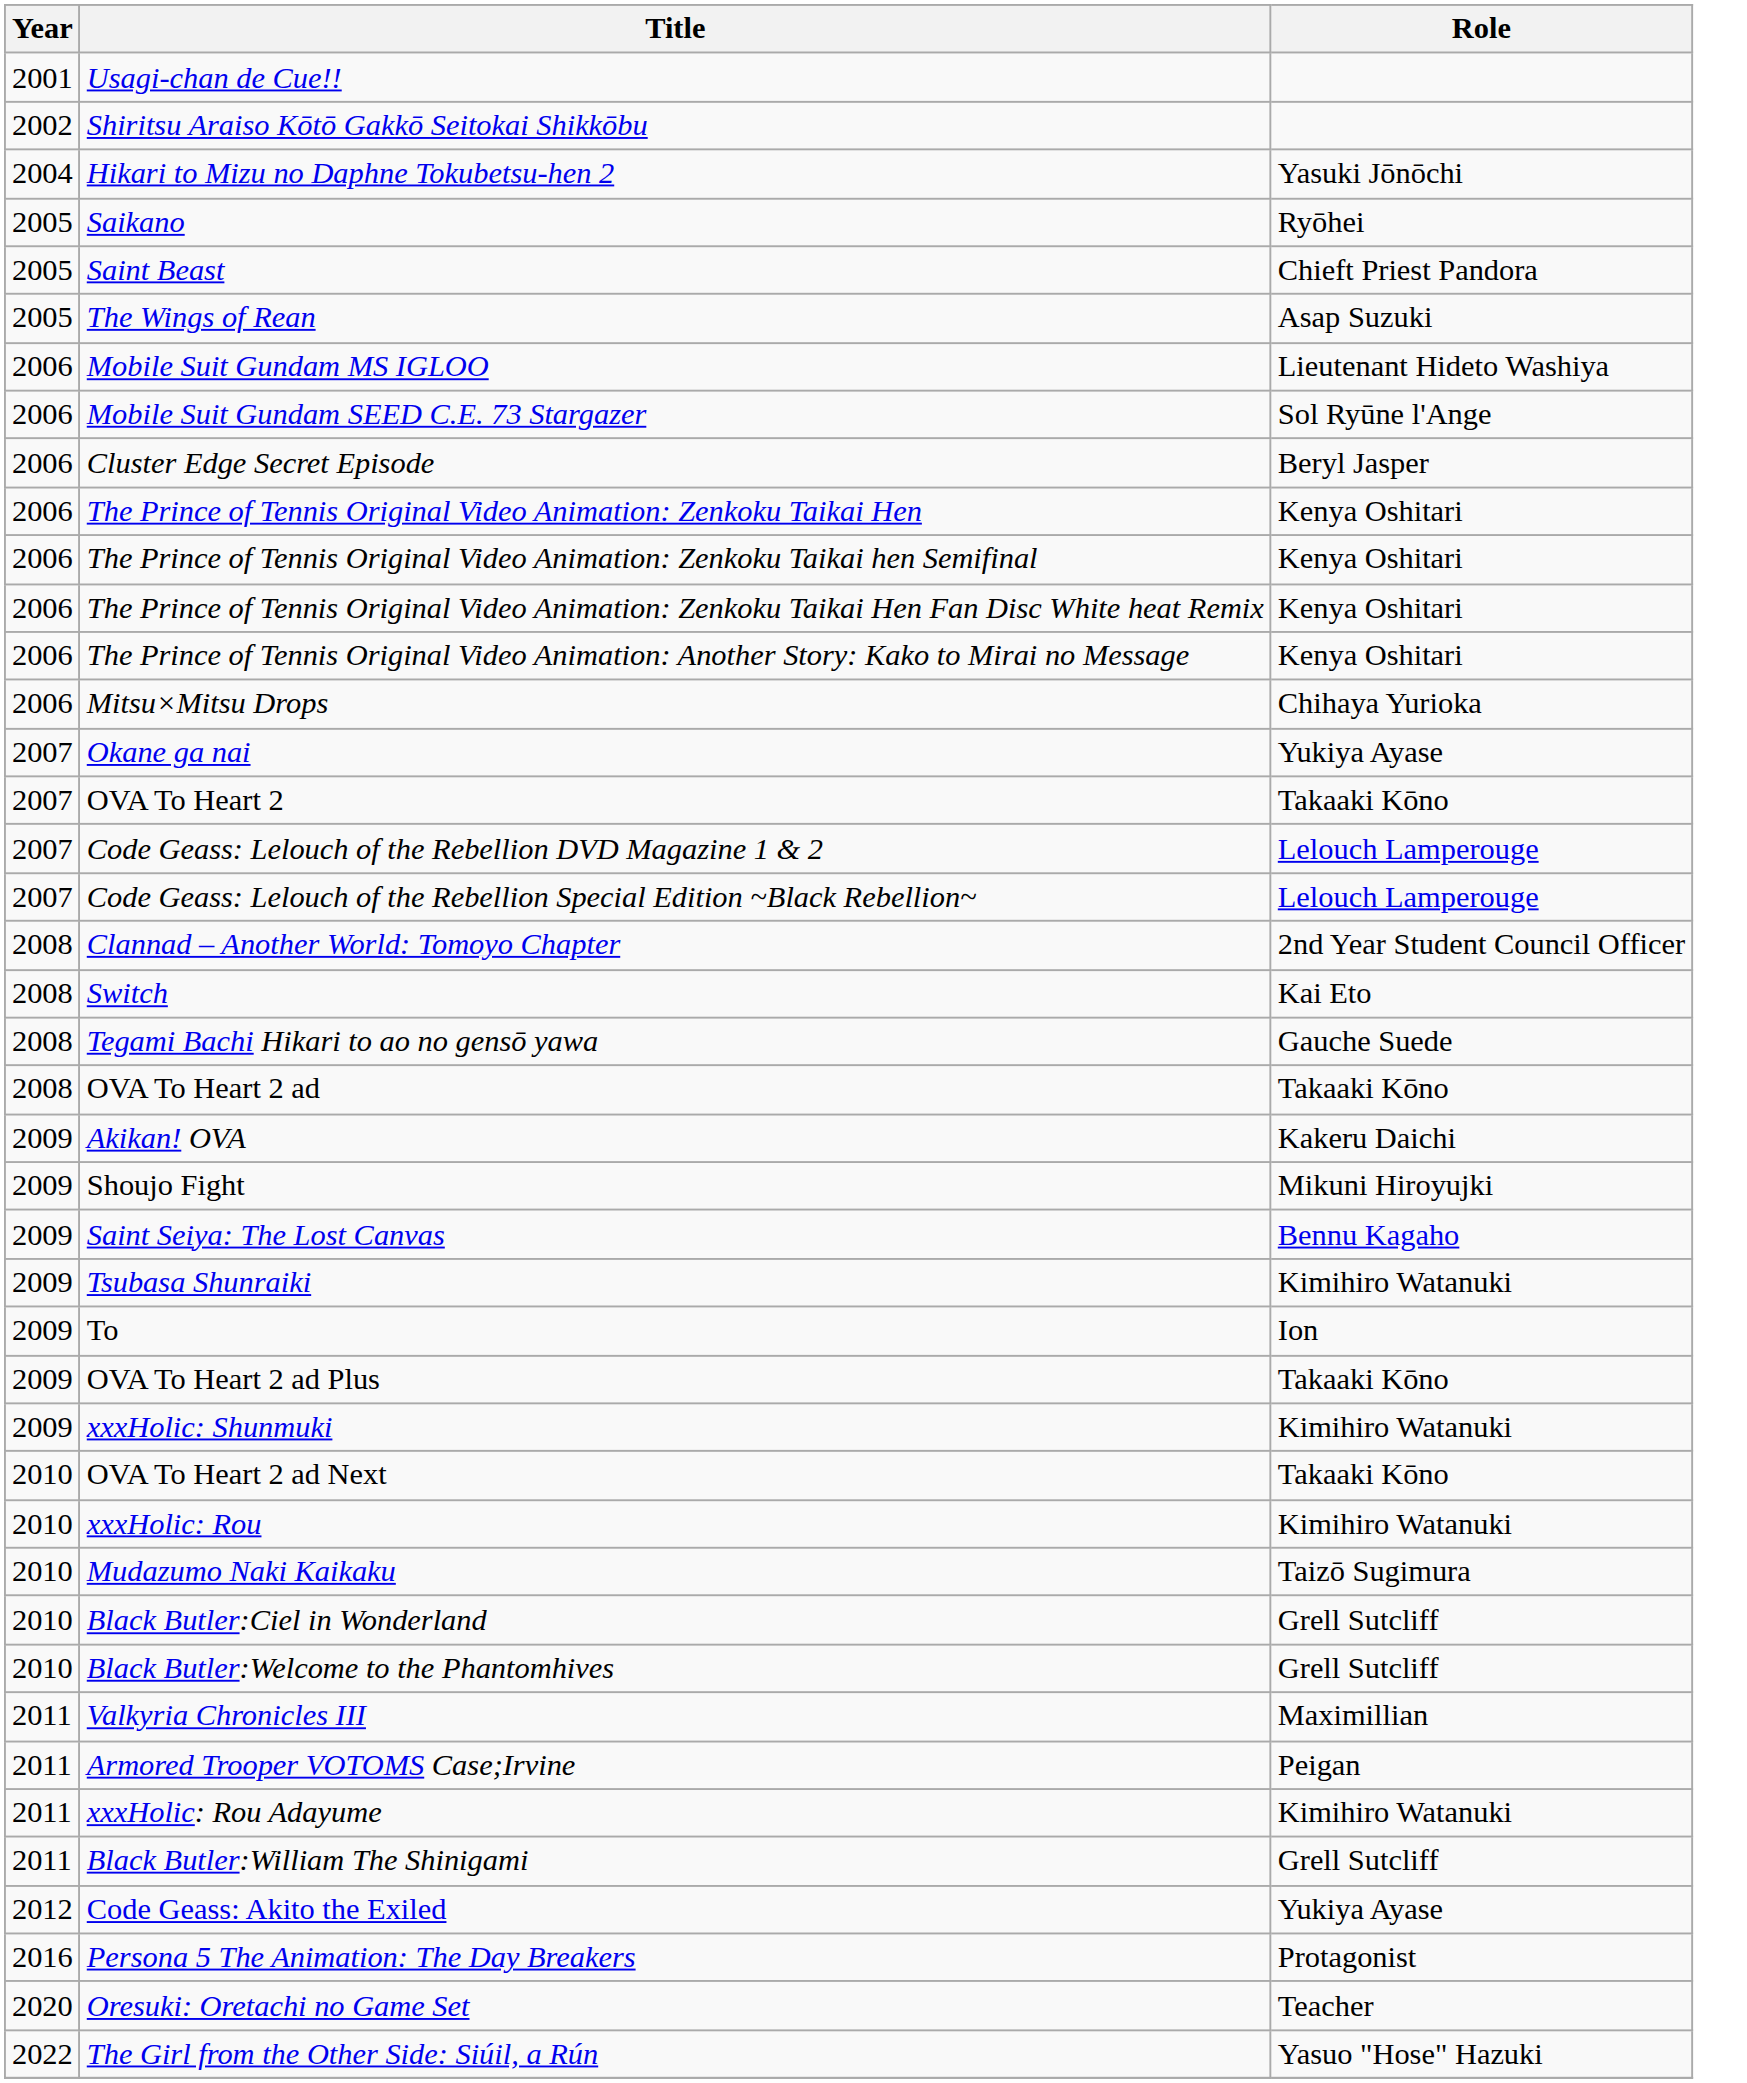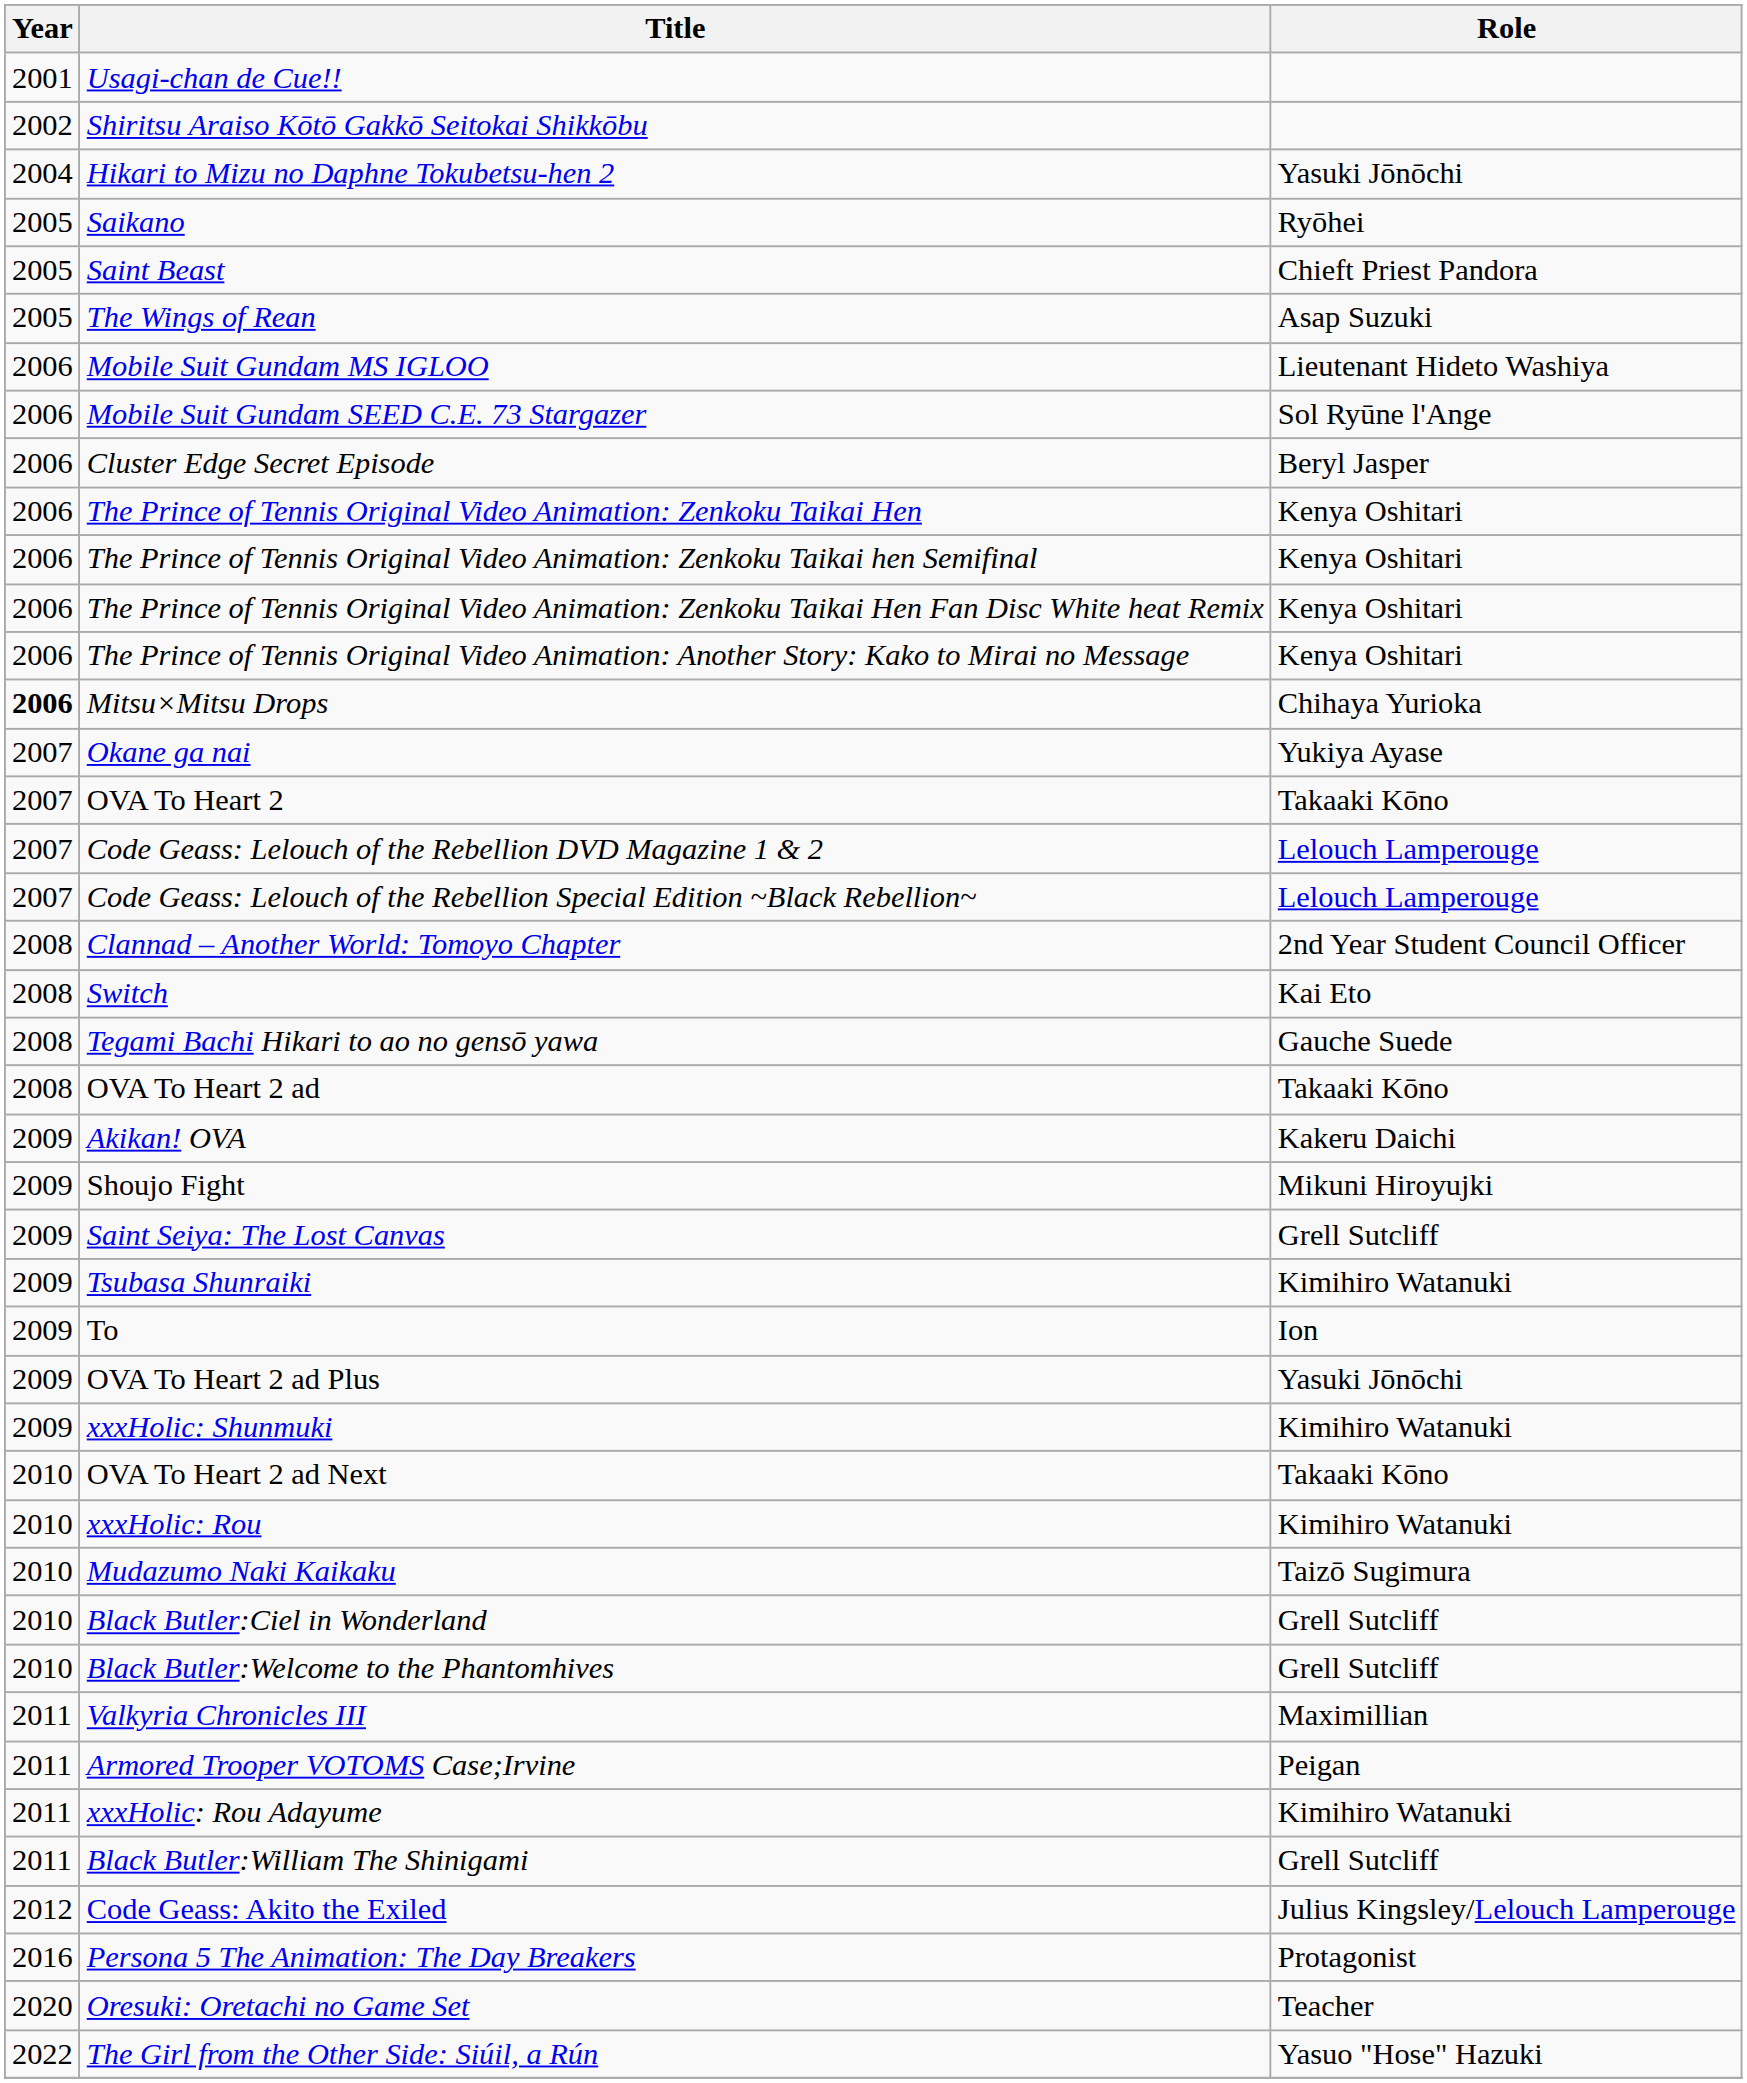(42, 703) normal -> (42, 703) bold
(1369, 1233) Bennu Kagaho -> (1358, 1233) Grell Sutcliff
(1363, 1378) Takaaki Kōno -> (1370, 1378) Yasuki Jōnōchi
(1360, 1908) Yukiya Ayase -> (1507, 1908) Julius Kingsley/Lelouch Lamperouge
